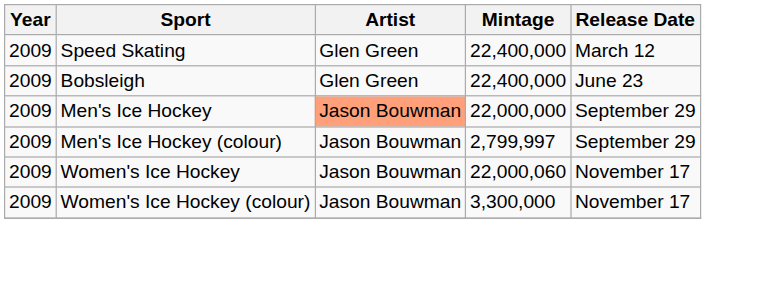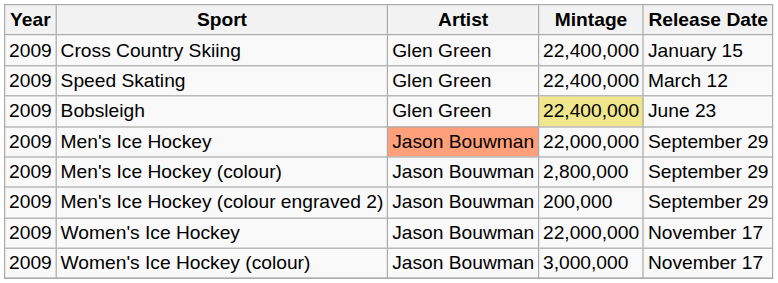+ row: (151, 50)
(518, 80) no background -> (591, 111) khaki background
(513, 141) 2,799,997 -> (586, 171) 2,800,000
+ row: (222, 202)
(518, 171) 22,000,060 -> (591, 232) 22,000,000
(513, 202) 3,300,000 -> (586, 263) 3,000,000
